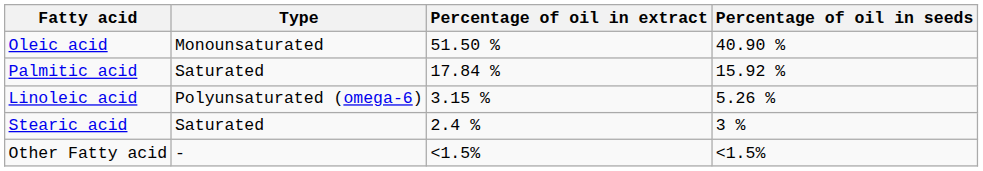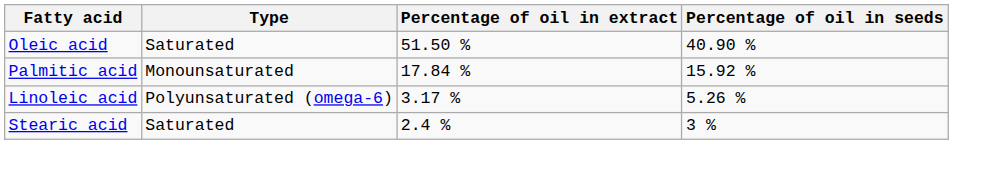(249, 45) Monounsaturated -> (190, 45) Saturated
(220, 72) Saturated -> (220, 72) Monounsaturated
(460, 99) 3.15 % -> (431, 99) 3.17 %
- row: (88, 153)
